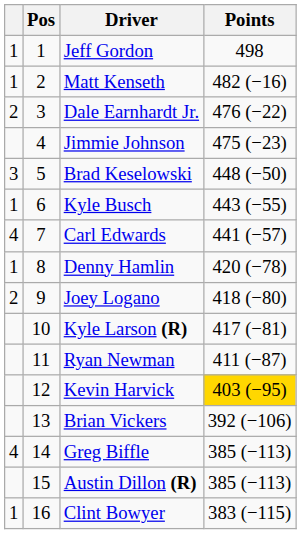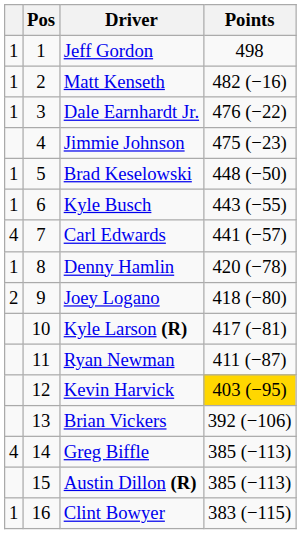(14, 112) 2 -> (14, 112) 1
(14, 174) 3 -> (14, 174) 1
